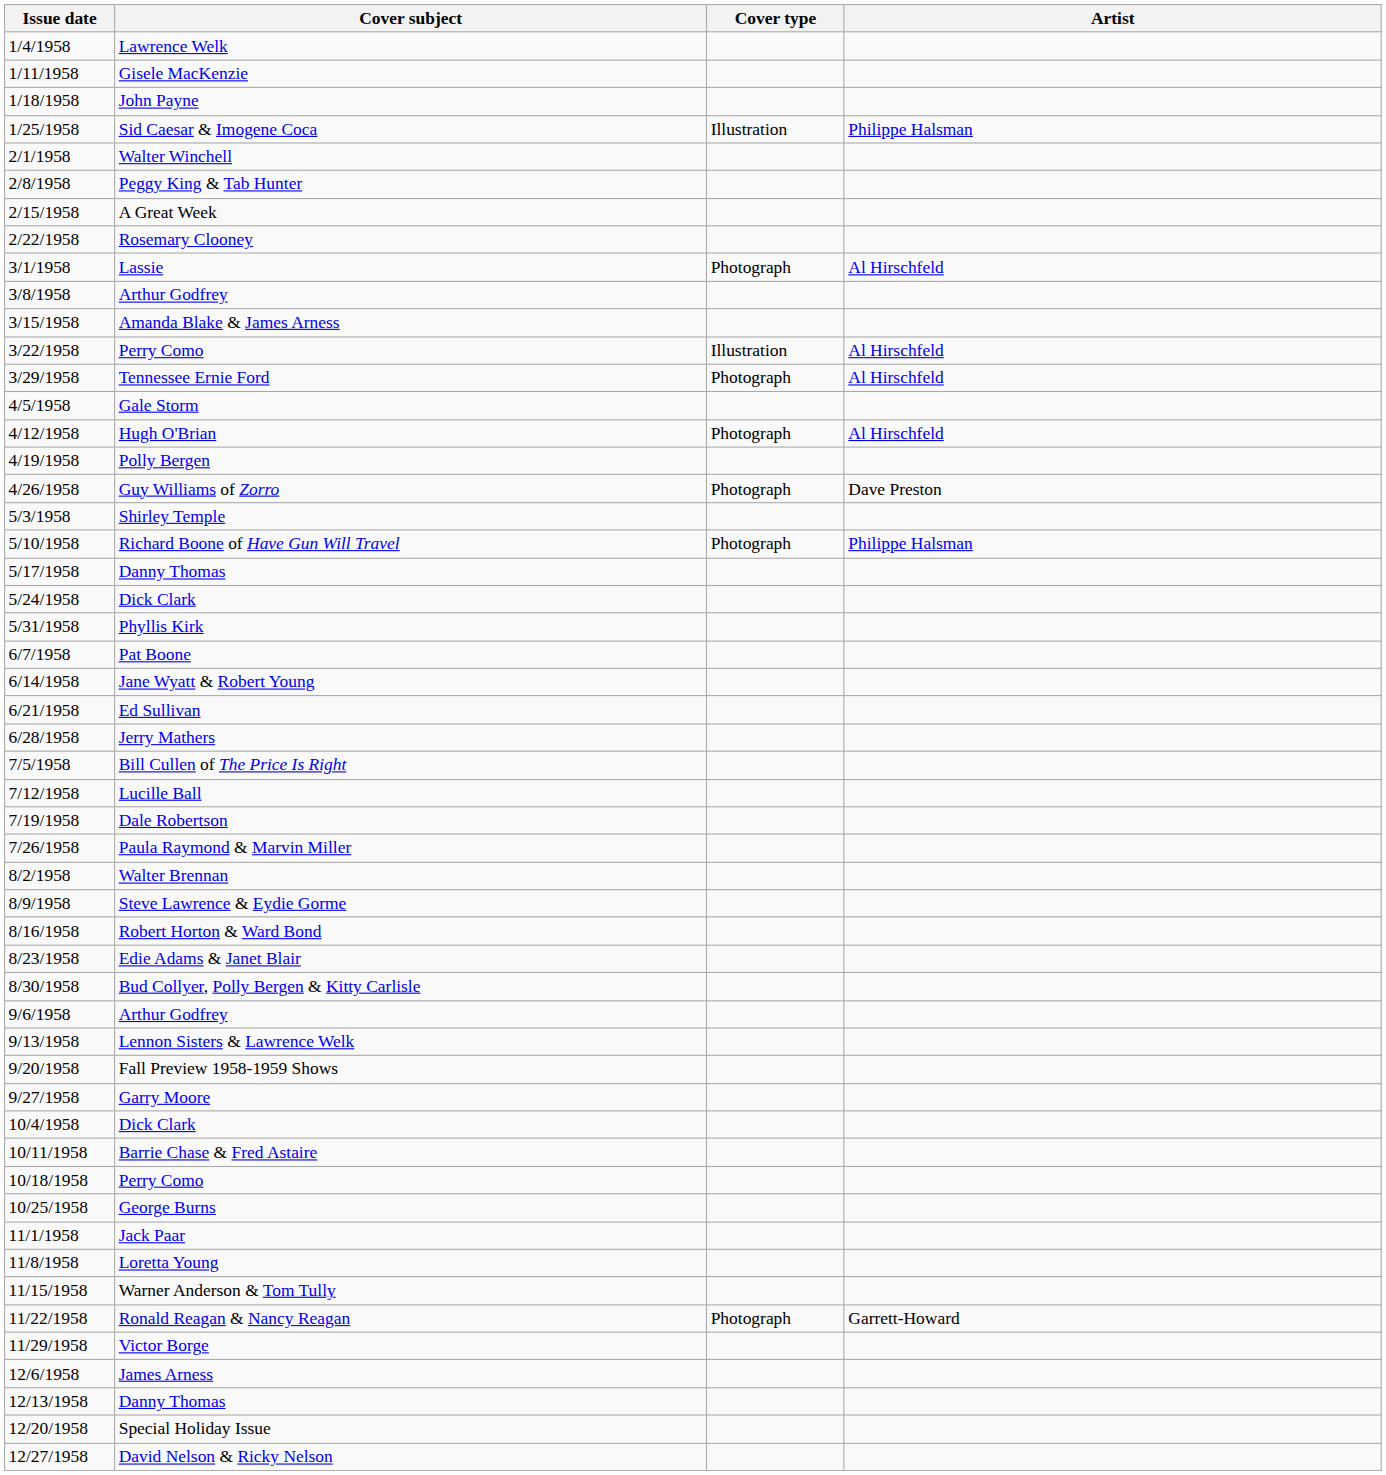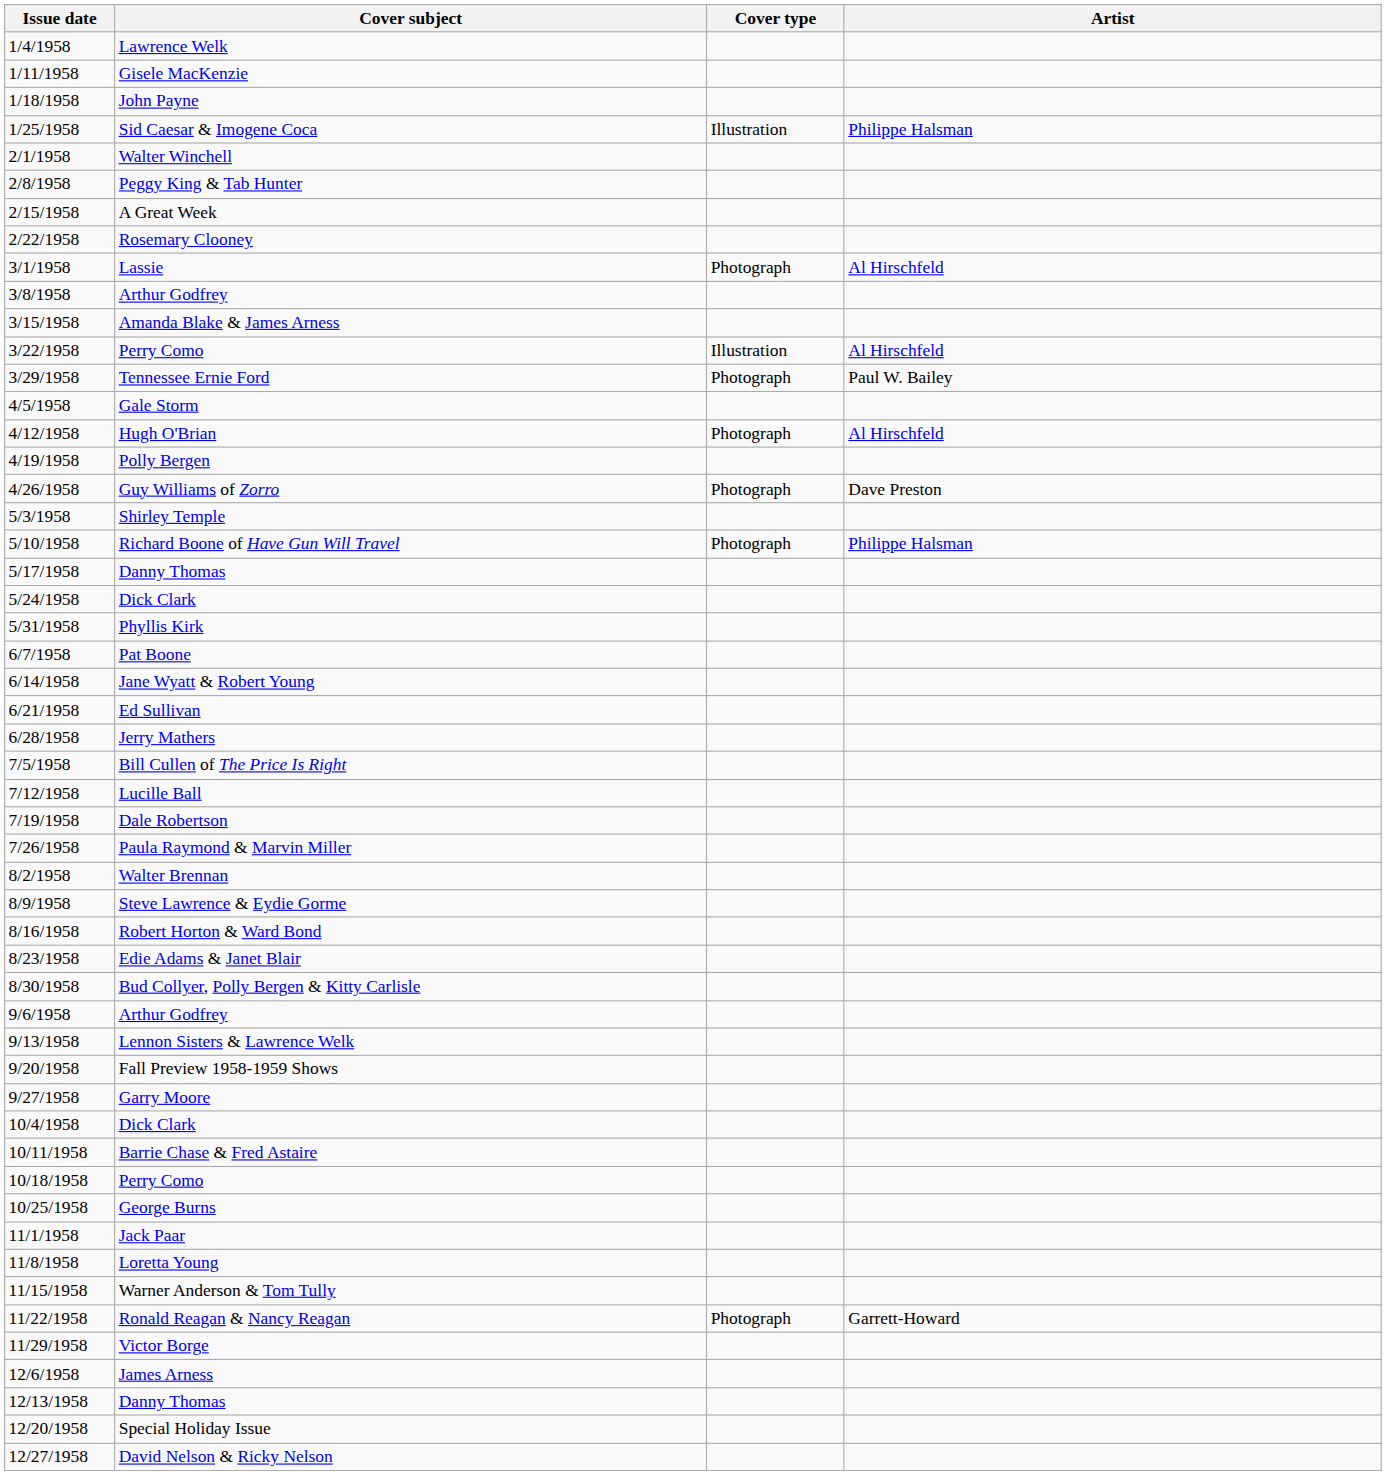(896, 377) Al Hirschfeld -> (900, 377) Paul W. Bailey
